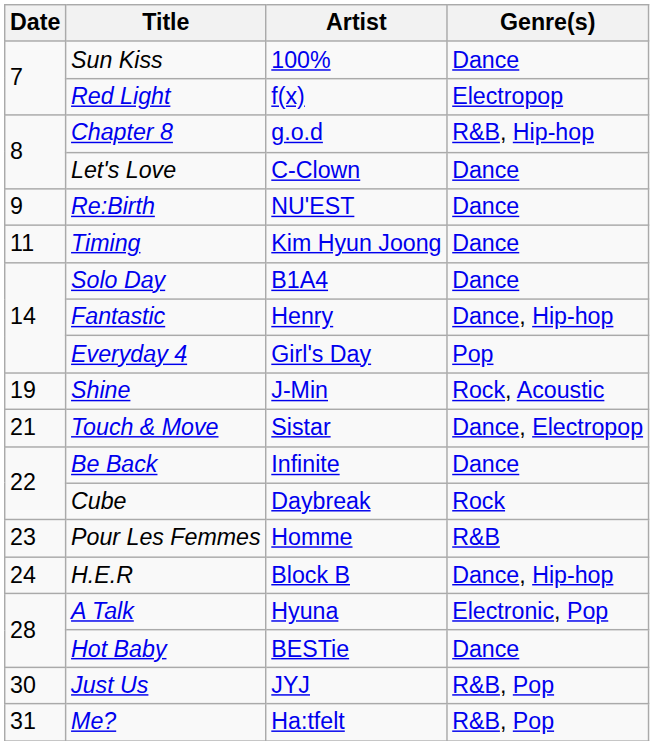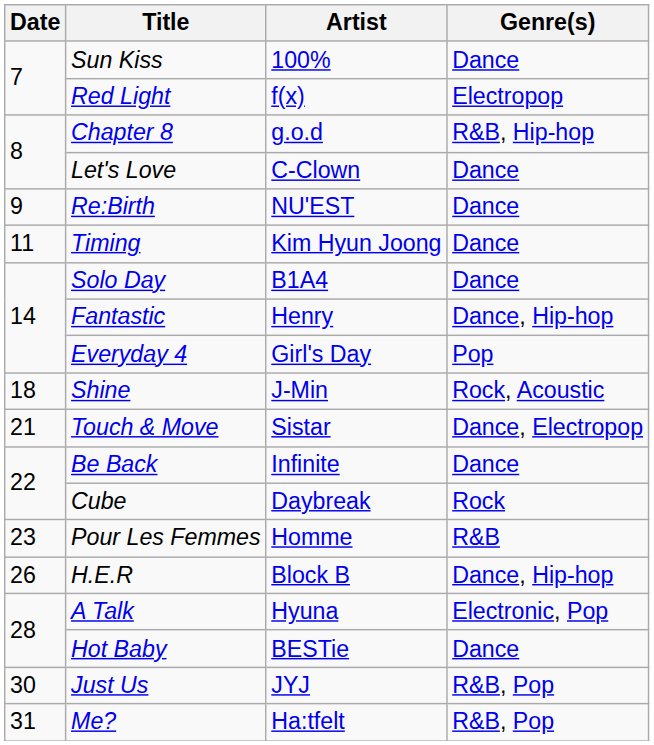(23, 390) 19 -> (23, 390) 18
(23, 574) 24 -> (23, 574) 26
